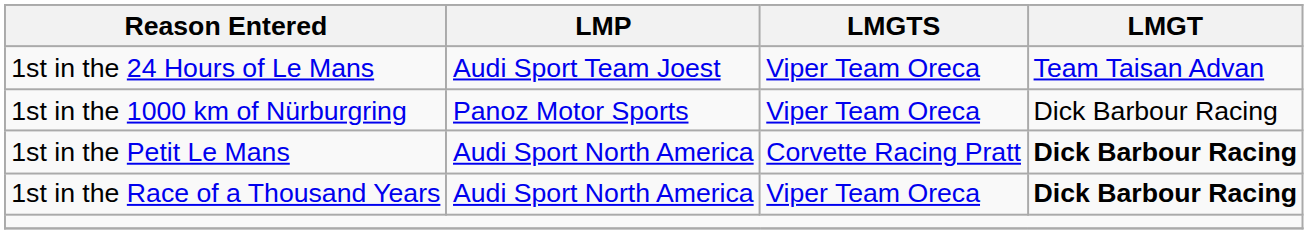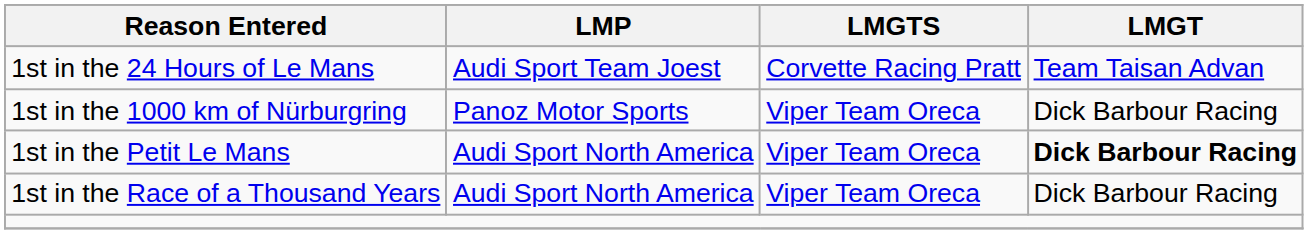(873, 68) Viper Team Oreca -> (894, 68) Corvette Racing Pratt
(894, 152) Corvette Racing Pratt -> (873, 152) Viper Team Oreca
(1165, 194) bold -> (1156, 194) normal
